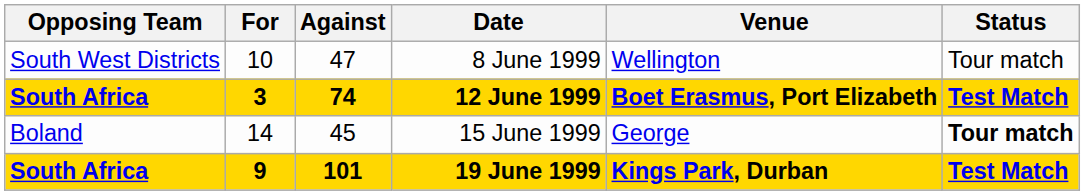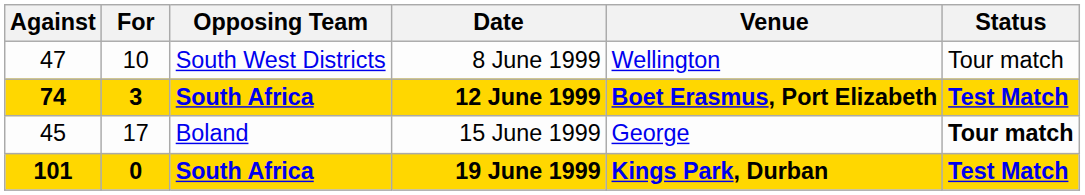columns swapped: (115, 23) <-> (343, 23)
(260, 134) 14 -> (136, 134) 17
(260, 171) 9 -> (136, 171) 0
